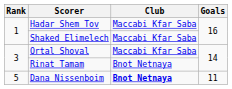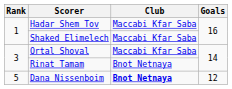(213, 78) 11 -> (213, 78) 12
